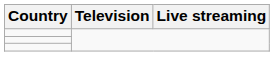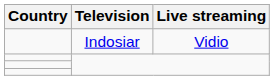+ row: (112, 41)
